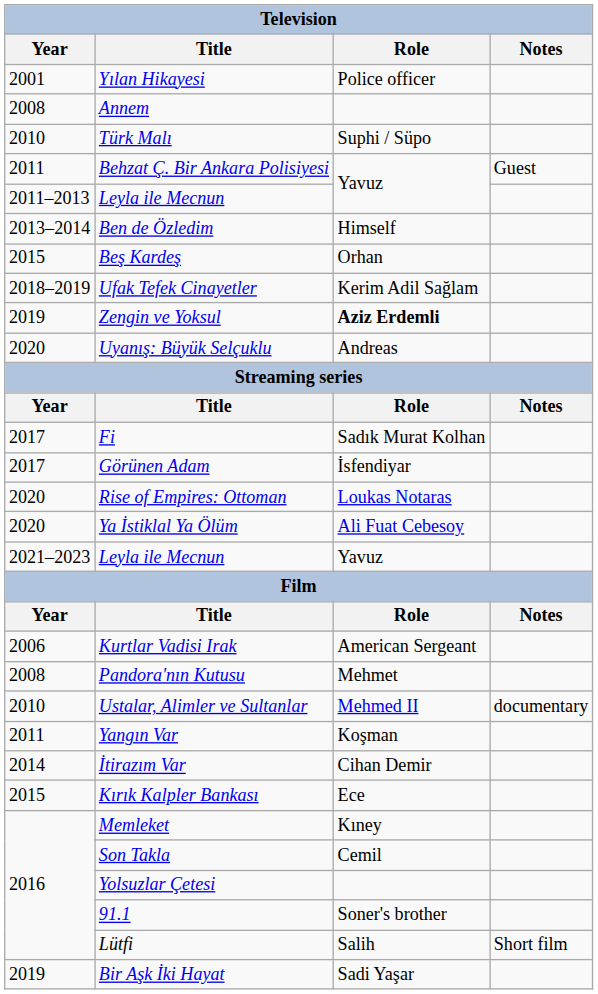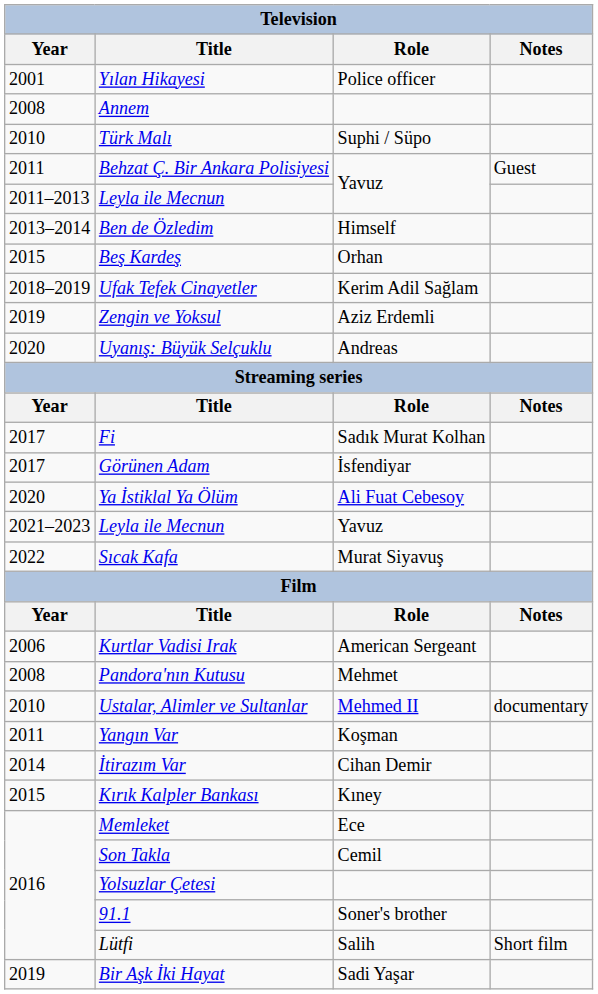(389, 317) bold -> (386, 317) normal
- row: (27, 496)
+ row: (27, 556)
(351, 794) Ece -> (360, 794) Kıney
(360, 824) Kıney -> (351, 824) Ece
